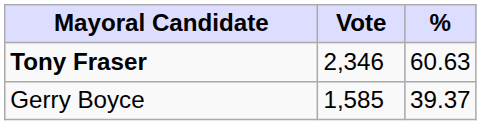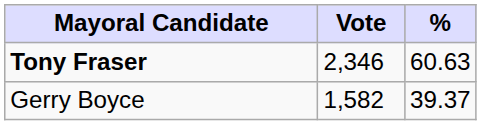(354, 100) 1,585 -> (354, 100) 1,582
